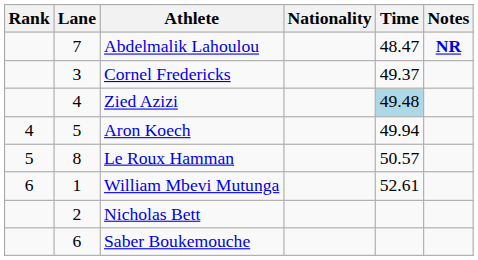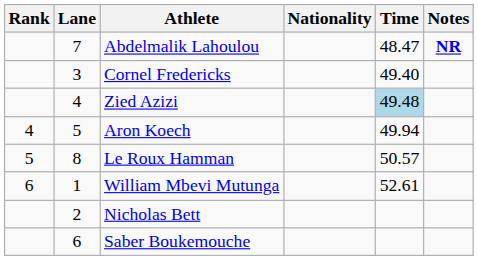(399, 74) 49.37 -> (399, 74) 49.40
